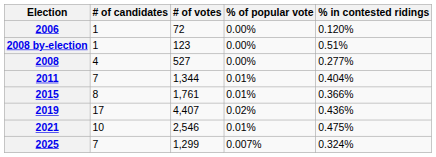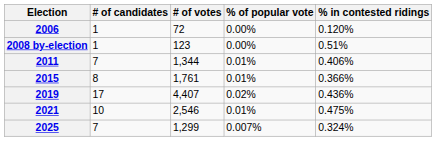- row: (47, 62)
(336, 78) 0.404% -> (336, 62) 0.406%
